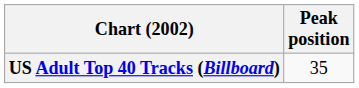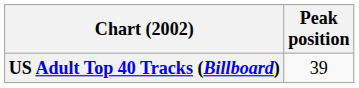(319, 67) 35 -> (319, 67) 39
